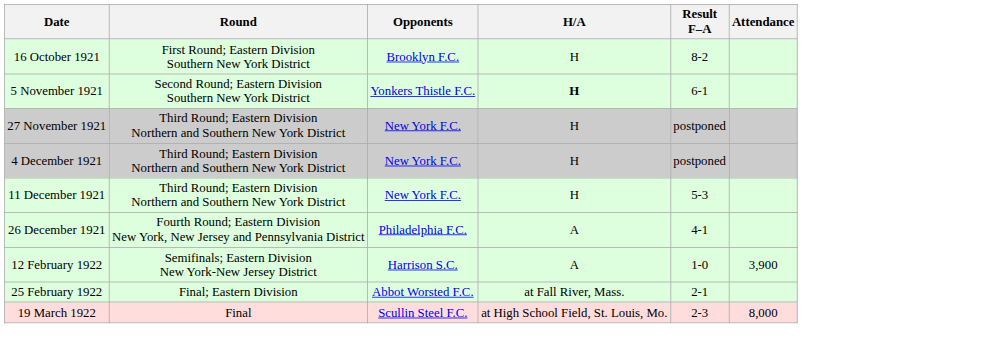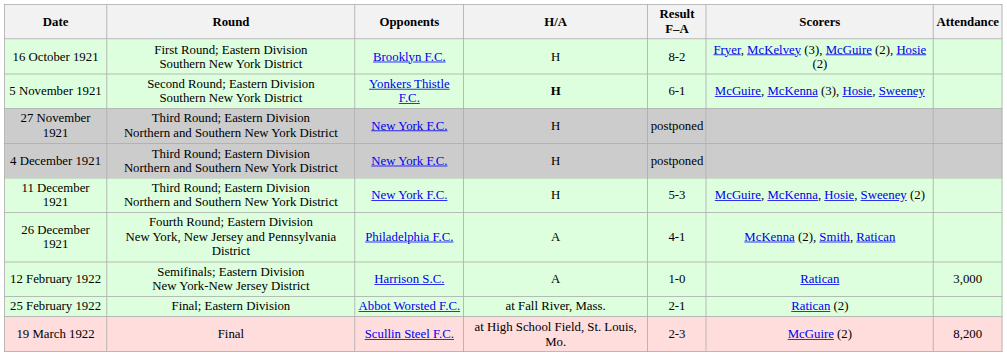+ column: (820, 21)
(763, 264) 3,900 -> (968, 279) 3,000
(763, 312) 8,000 -> (968, 334) 8,200
